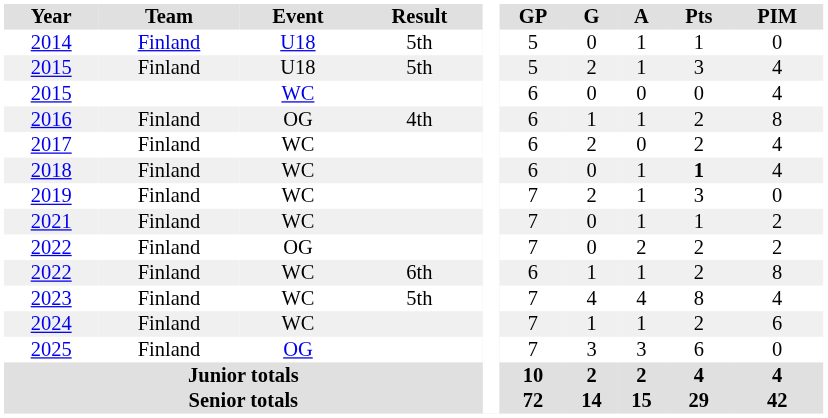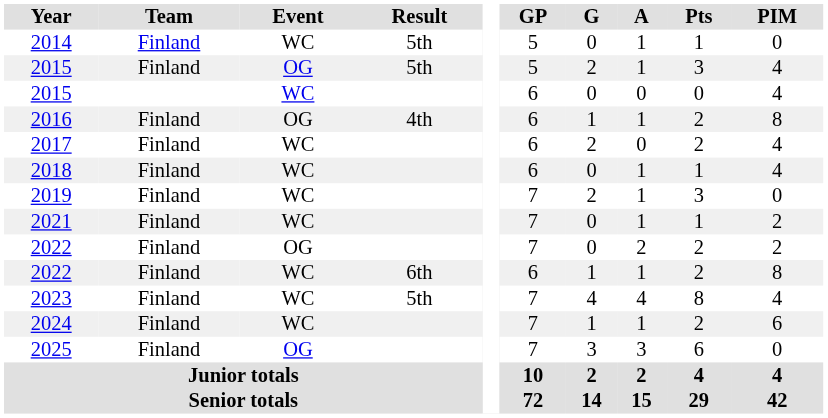(298, 42) U18 -> (298, 42) WC
(298, 67) U18 -> (298, 67) OG
(699, 170) bold -> (699, 170) normal
